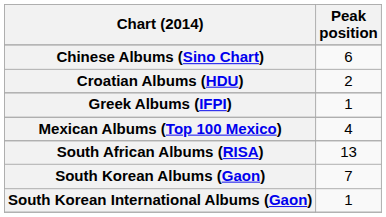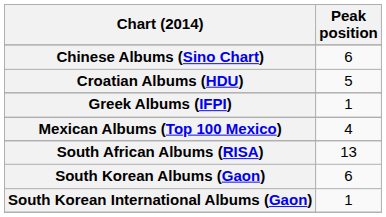(349, 81) 2 -> (349, 81) 5
(349, 176) 7 -> (349, 176) 6
